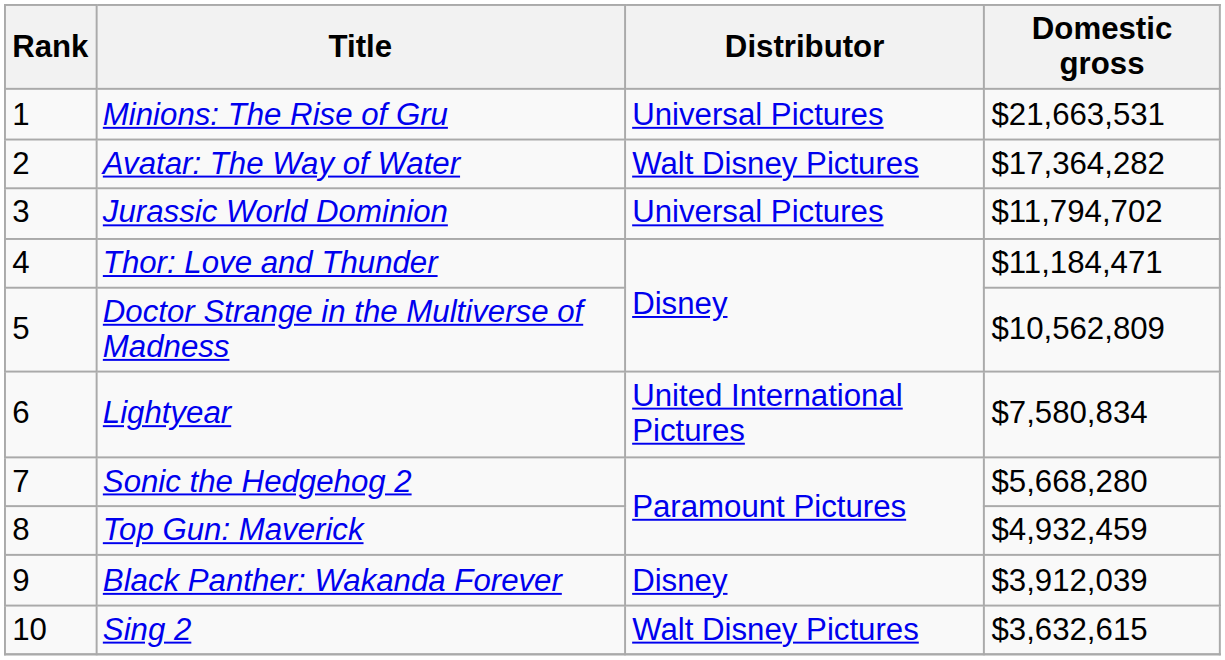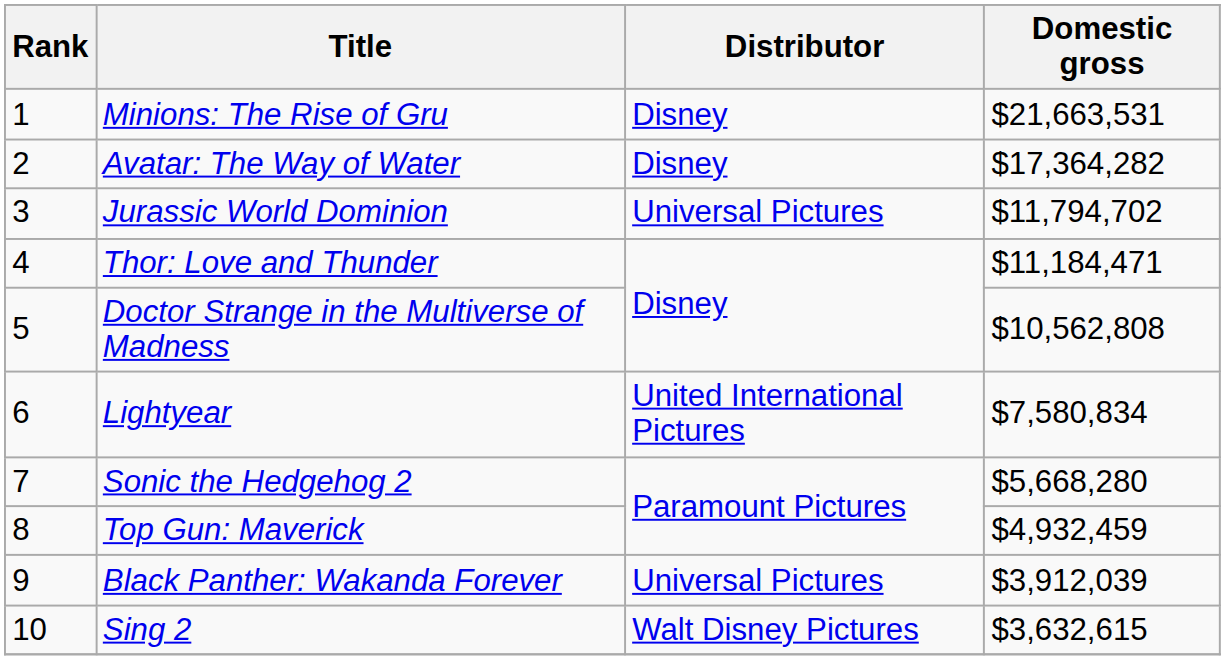(758, 113) Universal Pictures -> (680, 113) Disney
(775, 163) Walt Disney Pictures -> (680, 163) Disney
(1078, 329) $10,562,809 -> (1078, 329) $10,562,808
(680, 579) Disney -> (758, 579) Universal Pictures
